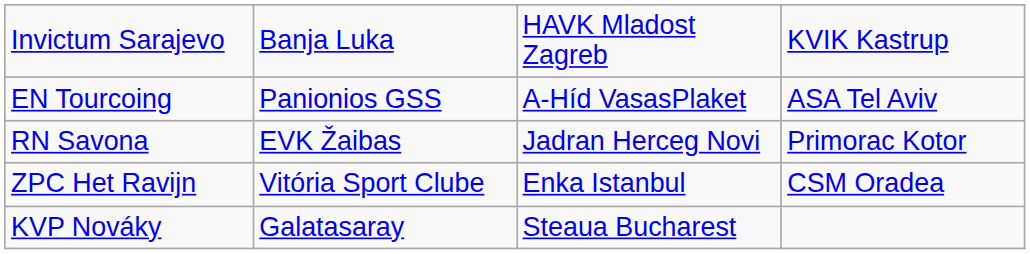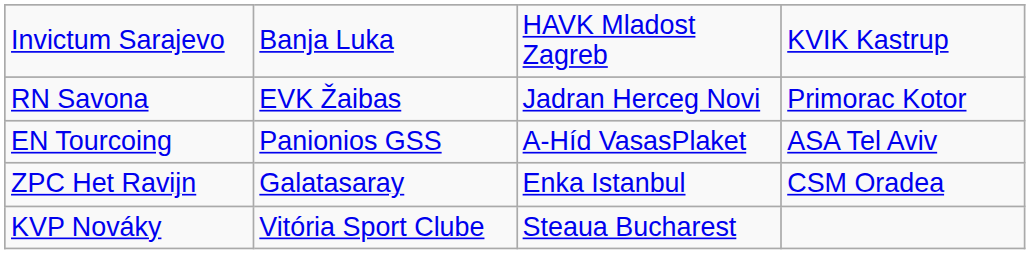rows swapped: (91, 98) <-> (80, 141)
(372, 183) Vitória Sport Clube -> (332, 183) Galatasaray
(332, 226) Galatasaray -> (372, 226) Vitória Sport Clube
